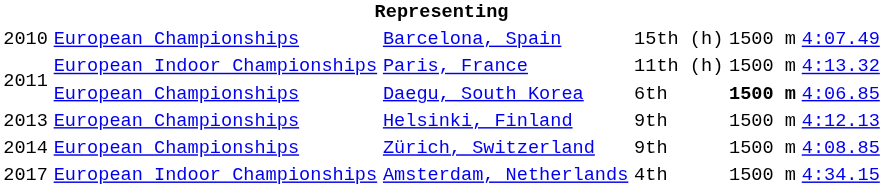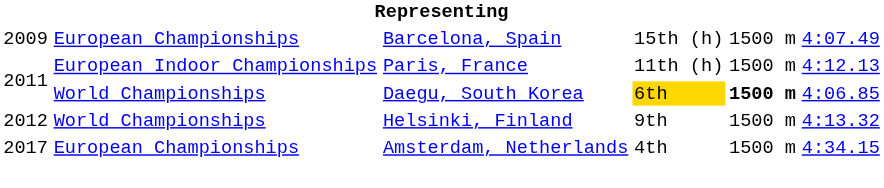(26, 39) 2010 -> (26, 39) 2009
(841, 66) 4:13.32 -> (841, 66) 4:12.13
(176, 94) European Championships -> (160, 94) World Championships
(651, 94) no background -> (651, 94) gold background
(26, 121) 2013 -> (26, 121) 2012
(176, 121) European Championships -> (160, 121) World Championships
(841, 121) 4:12.13 -> (841, 121) 4:13.32
- row: (489, 148)
(215, 175) European Indoor Championships -> (176, 148) European Championships
